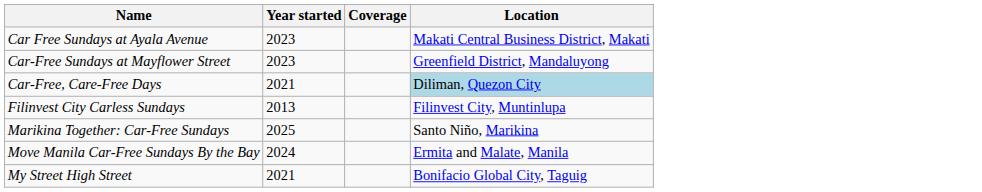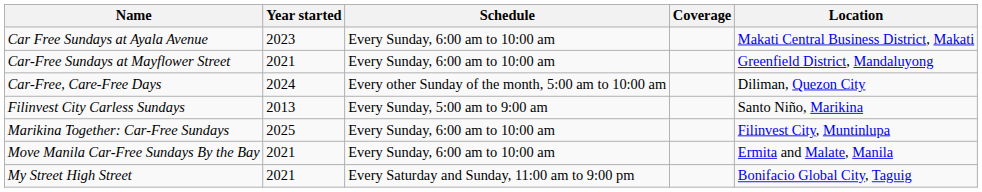+ column: (507, 15)
(281, 61) 2023 -> (281, 61) 2021
(281, 84) 2021 -> (281, 84) 2024
(477, 84) lightblue background -> (802, 84) no background
(489, 107) Filinvest City, Muntinlupa -> (800, 107) Santo Niño, Marikina
(476, 130) Santo Niño, Marikina -> (814, 130) Filinvest City, Muntinlupa
(281, 152) 2024 -> (281, 152) 2021
